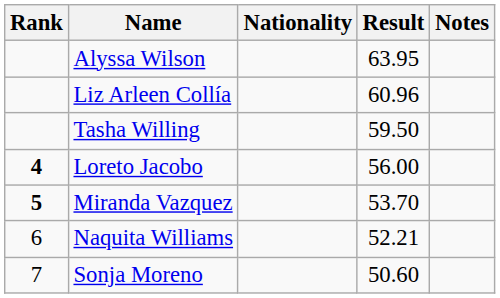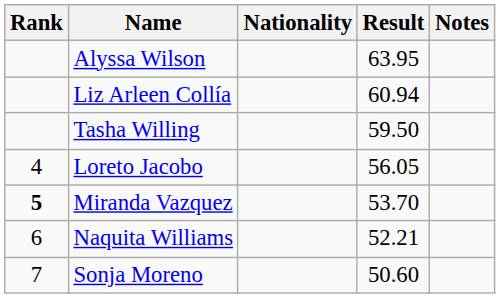(393, 94) 60.96 -> (393, 94) 60.94
(36, 166) bold -> (36, 166) normal
(393, 166) 56.00 -> (393, 166) 56.05
